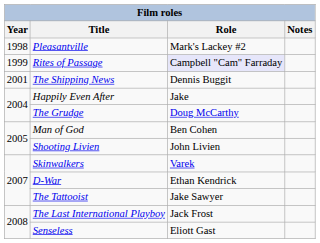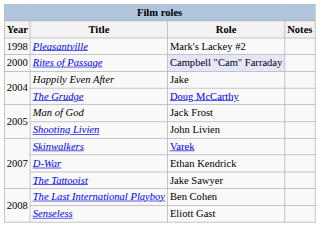(17, 63) 1999 -> (17, 63) 2000
- row: (74, 79)
(194, 130) Ben Cohen -> (191, 113) Jack Frost
(191, 213) Jack Frost -> (194, 197) Ben Cohen
